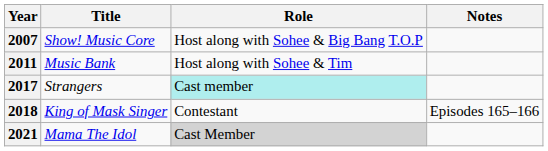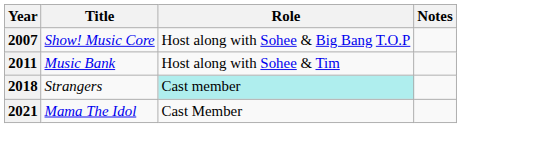(23, 87) 2017 -> (23, 87) 2018
- row: (106, 110)
(214, 134) lightgrey background -> (202, 110) no background
